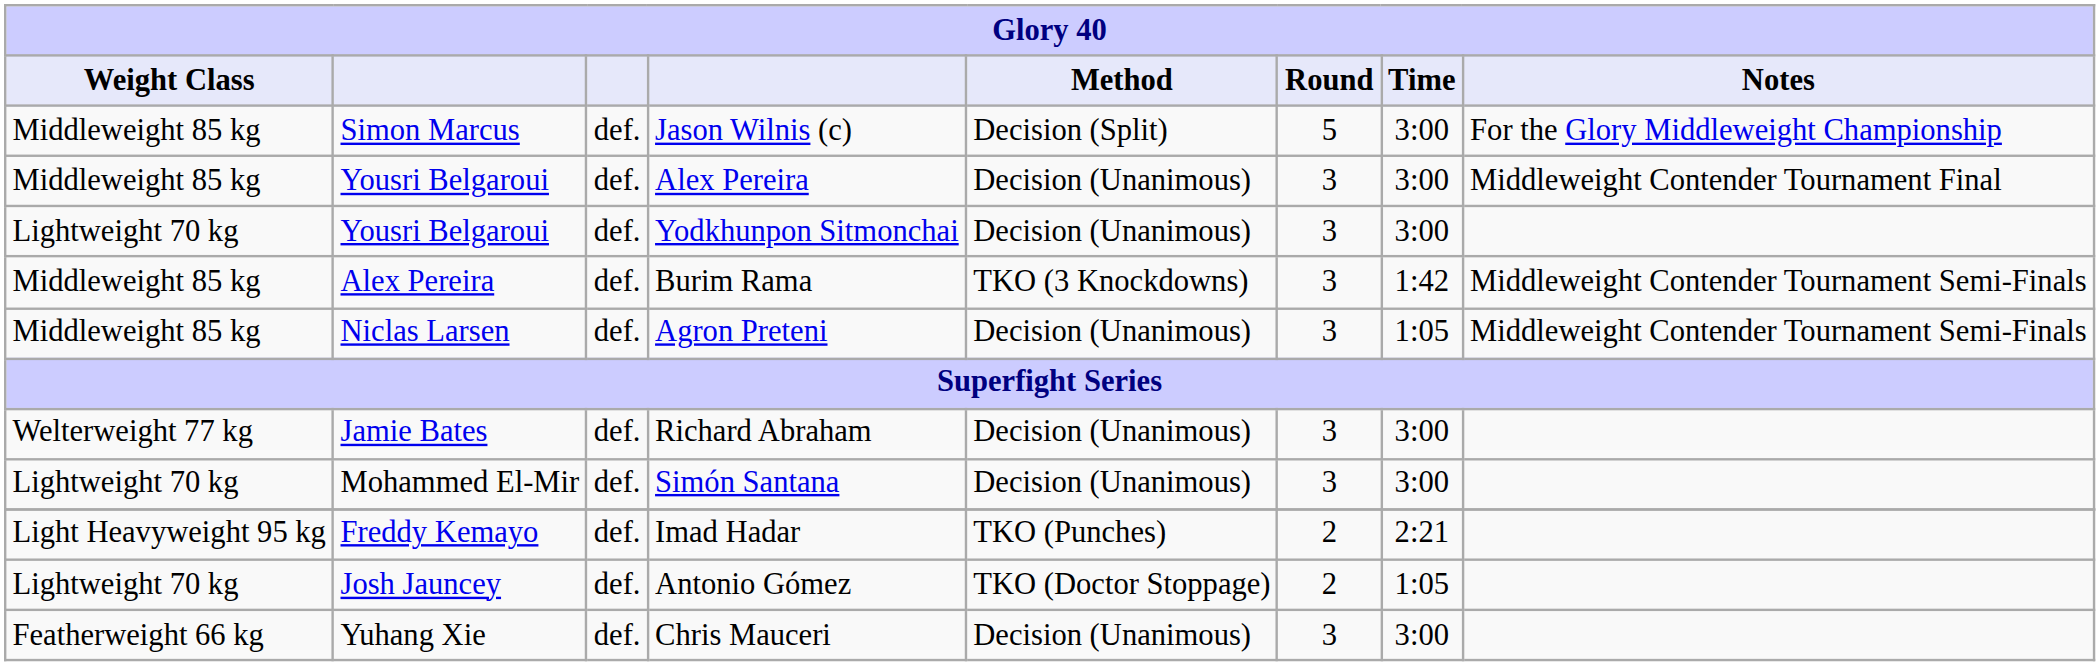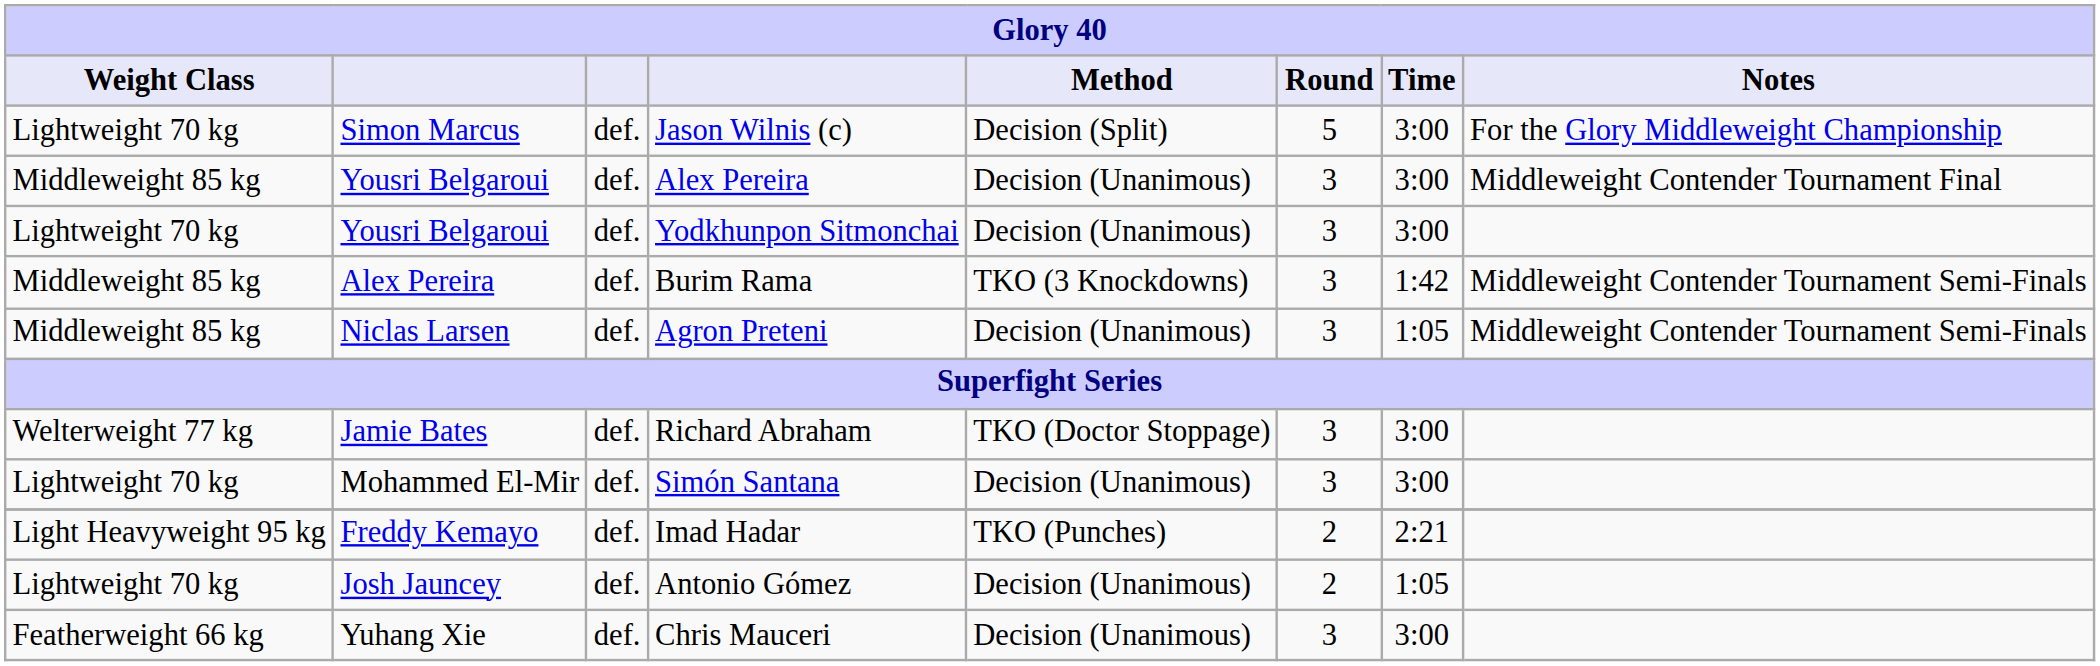(137, 130) Middleweight 85 kg -> (125, 130) Lightweight 70 kg
(1112, 432) Decision (Unanimous) -> (1122, 432) TKO (Doctor Stoppage)
(1122, 584) TKO (Doctor Stoppage) -> (1112, 584) Decision (Unanimous)
